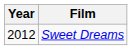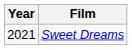(21, 34) 2012 -> (21, 34) 2021
